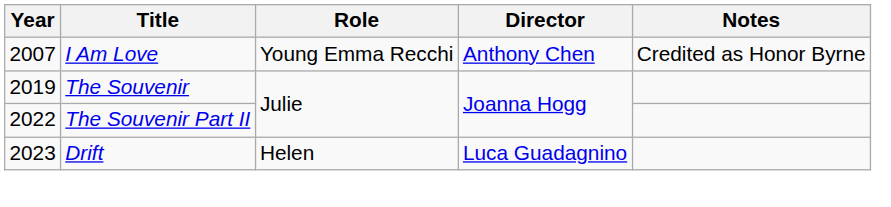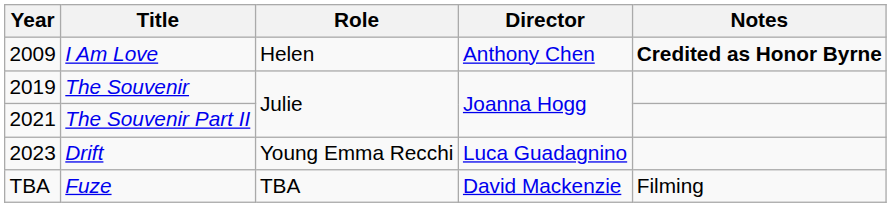(33, 53) 2007 -> (33, 53) 2009
(357, 53) Young Emma Recchi -> (287, 53) Helen
(751, 53) normal -> (759, 53) bold
(33, 119) 2022 -> (33, 119) 2021
(287, 152) Helen -> (357, 152) Young Emma Recchi
+ row: (88, 185)
